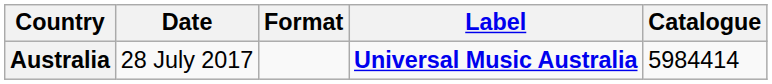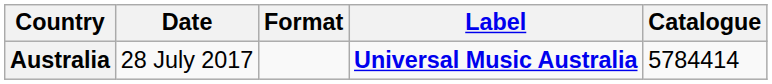(694, 60) 5984414 -> (694, 60) 5784414
